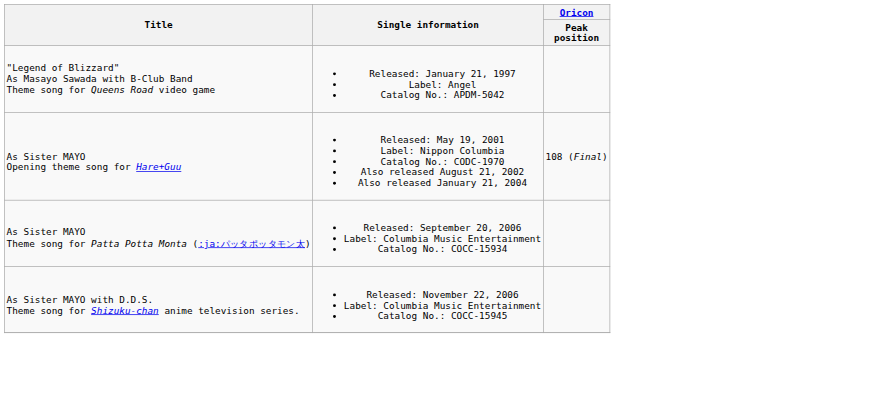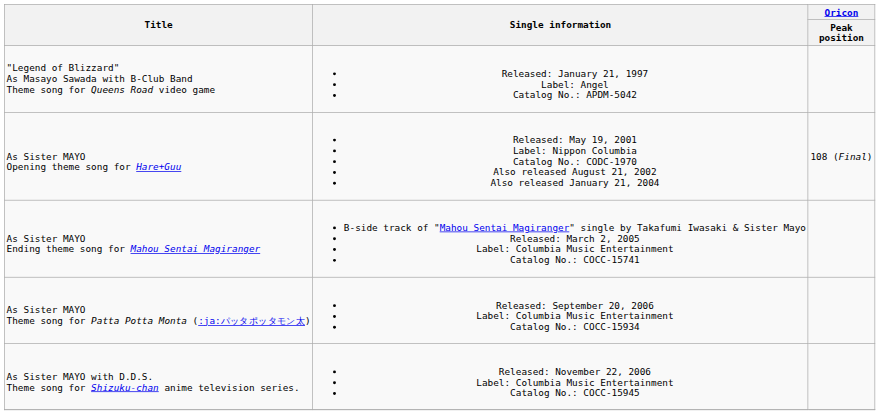+ row: (133, 244)
